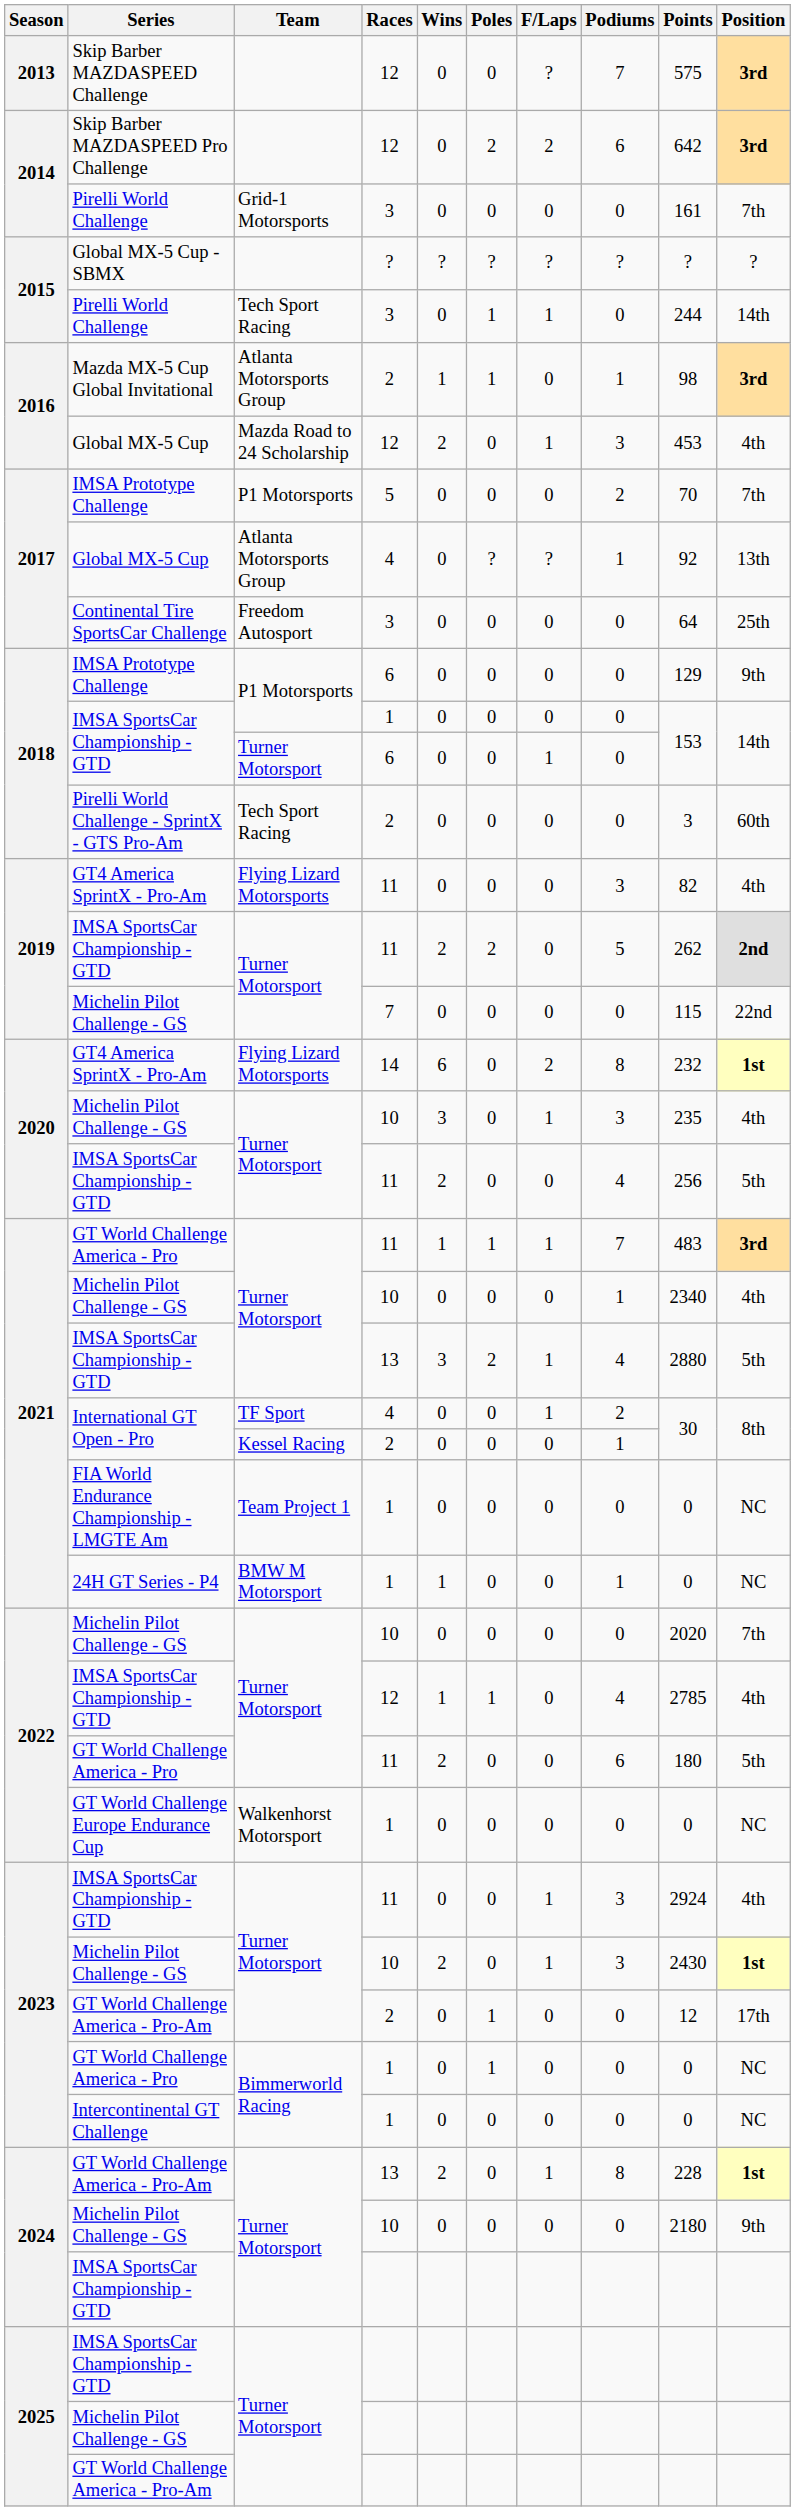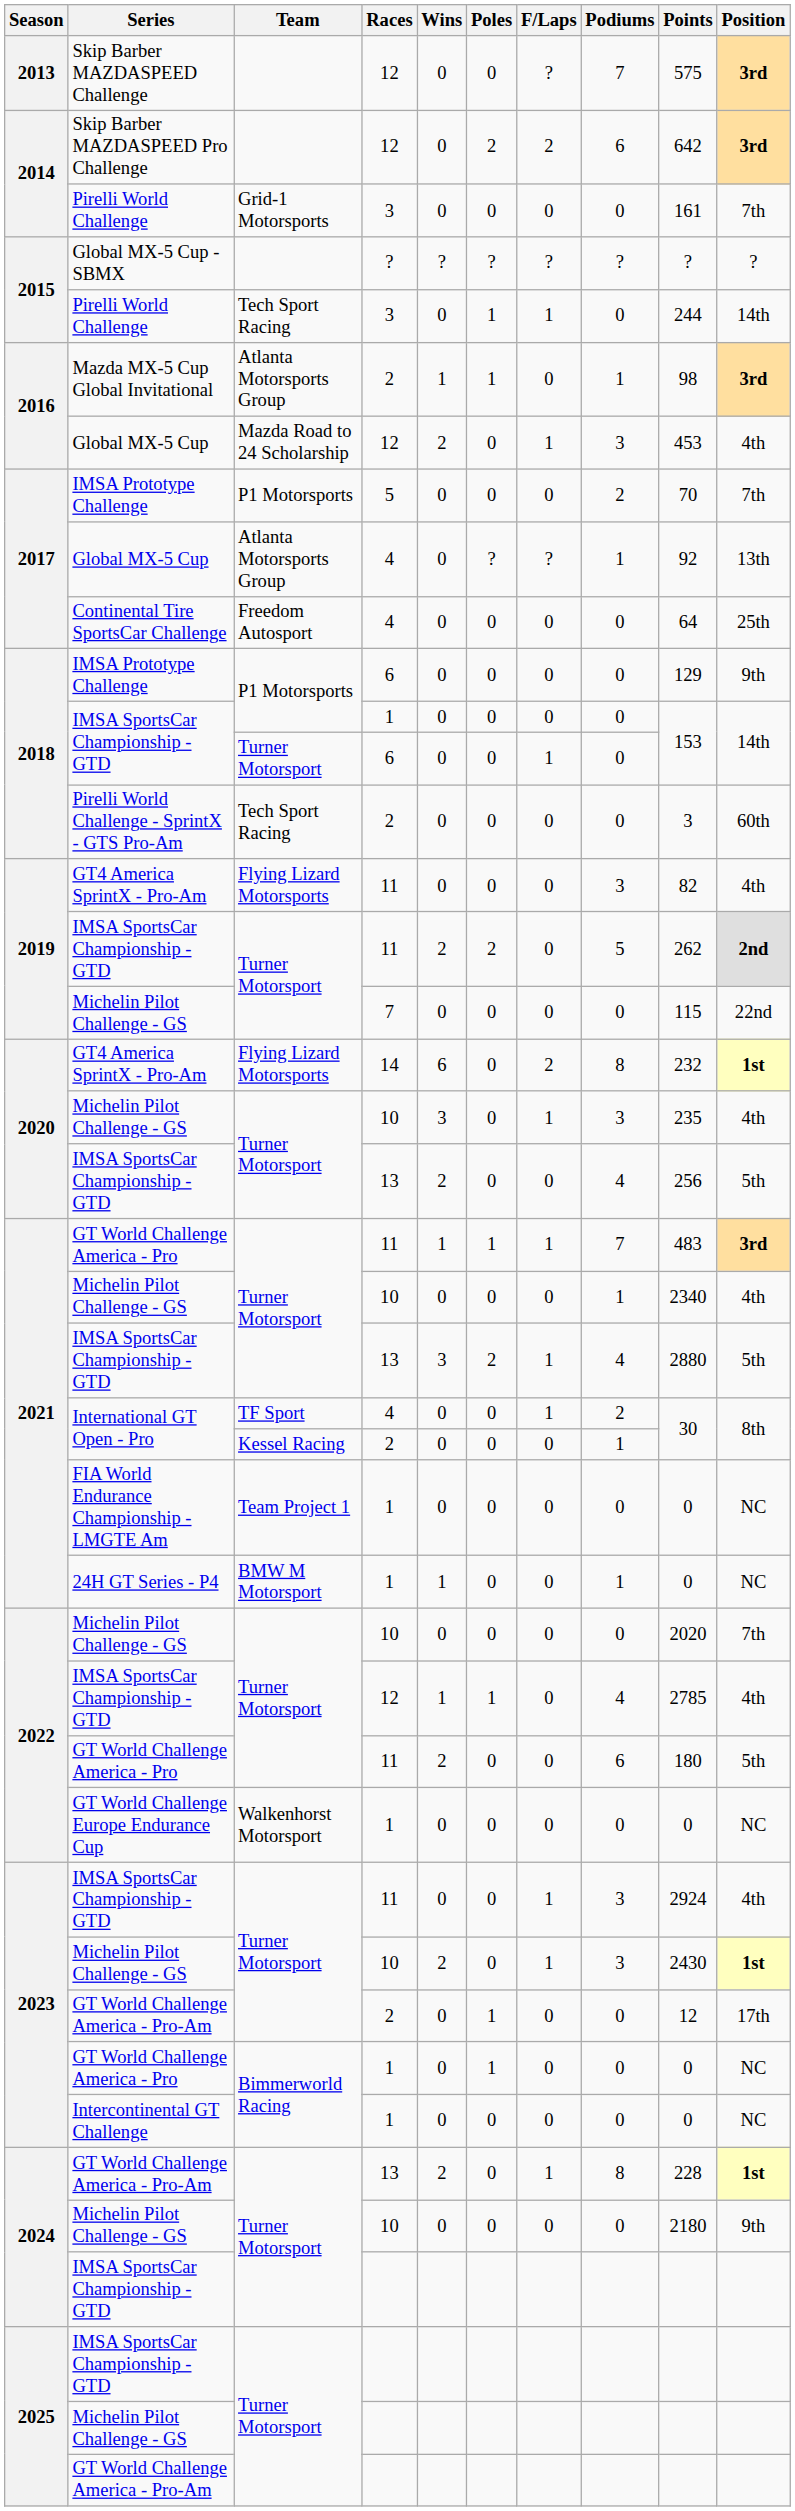(389, 622) 3 -> (389, 622) 4
(389, 1181) 11 -> (389, 1181) 13
